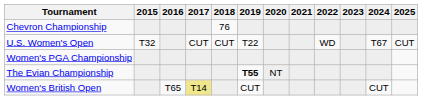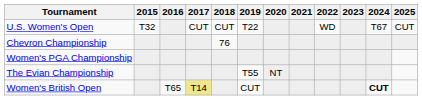rows swapped: (57, 27) <-> (50, 42)
(250, 73) bold -> (250, 73) normal
(379, 88) normal -> (379, 88) bold
